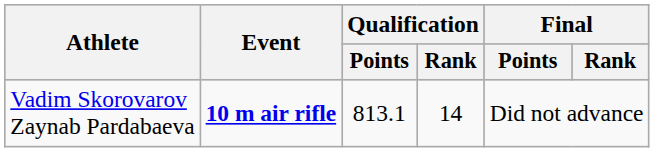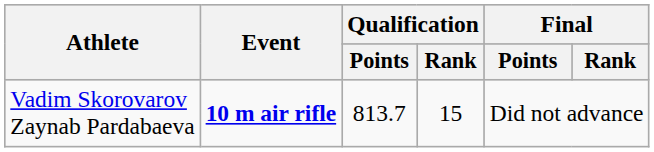(379, 113) 813.1 -> (379, 113) 813.7
(451, 113) 14 -> (451, 113) 15
